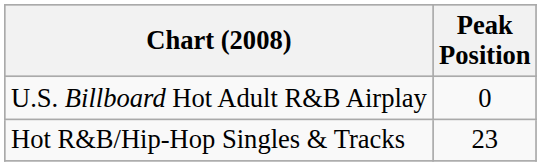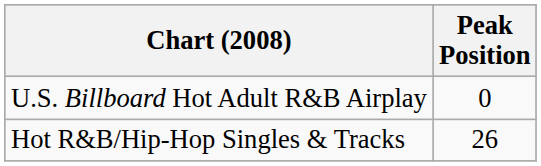(485, 139) 23 -> (485, 139) 26
